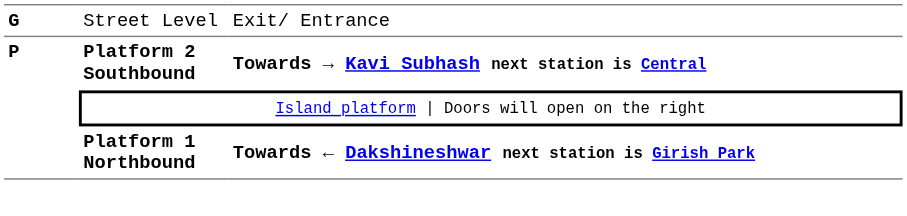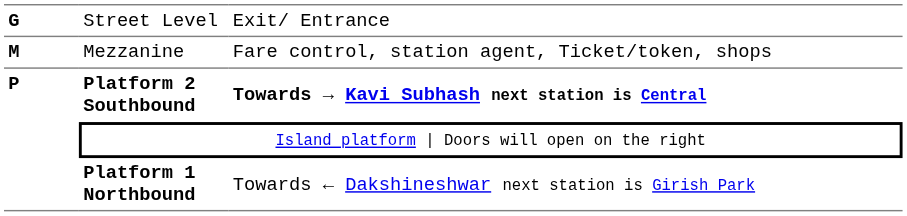+ row: (134, 52)
(494, 152) bold -> (494, 184) normal
